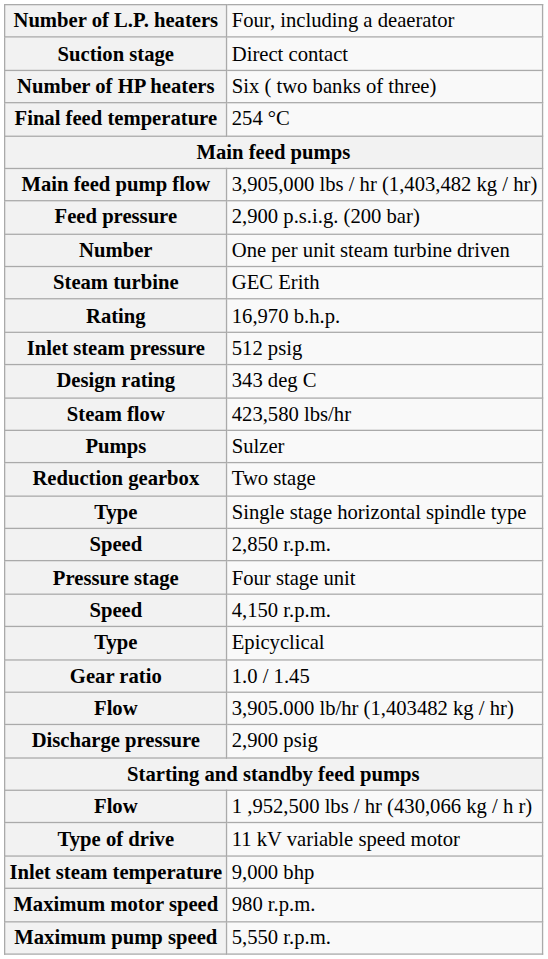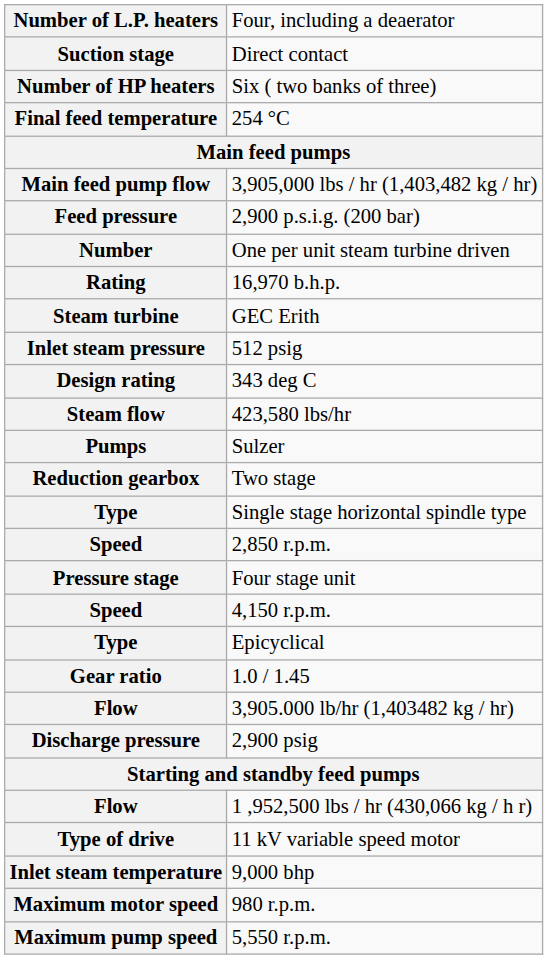rows swapped: (276, 282) <-> (286, 315)
